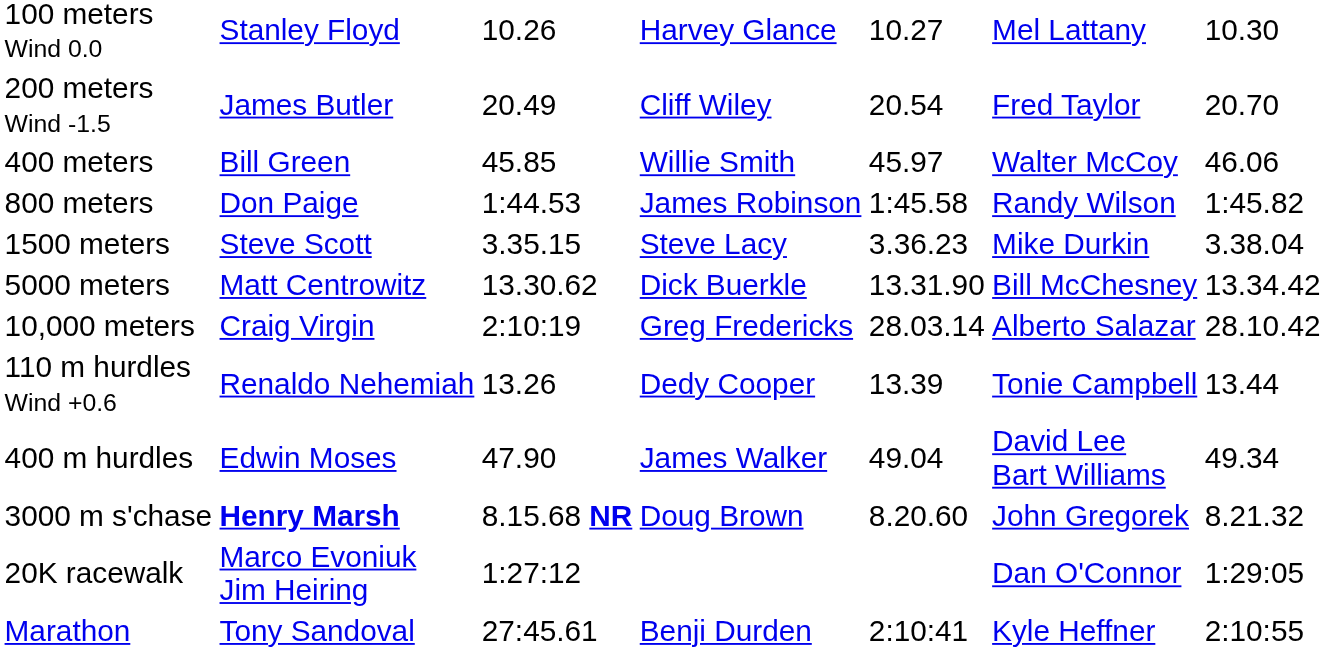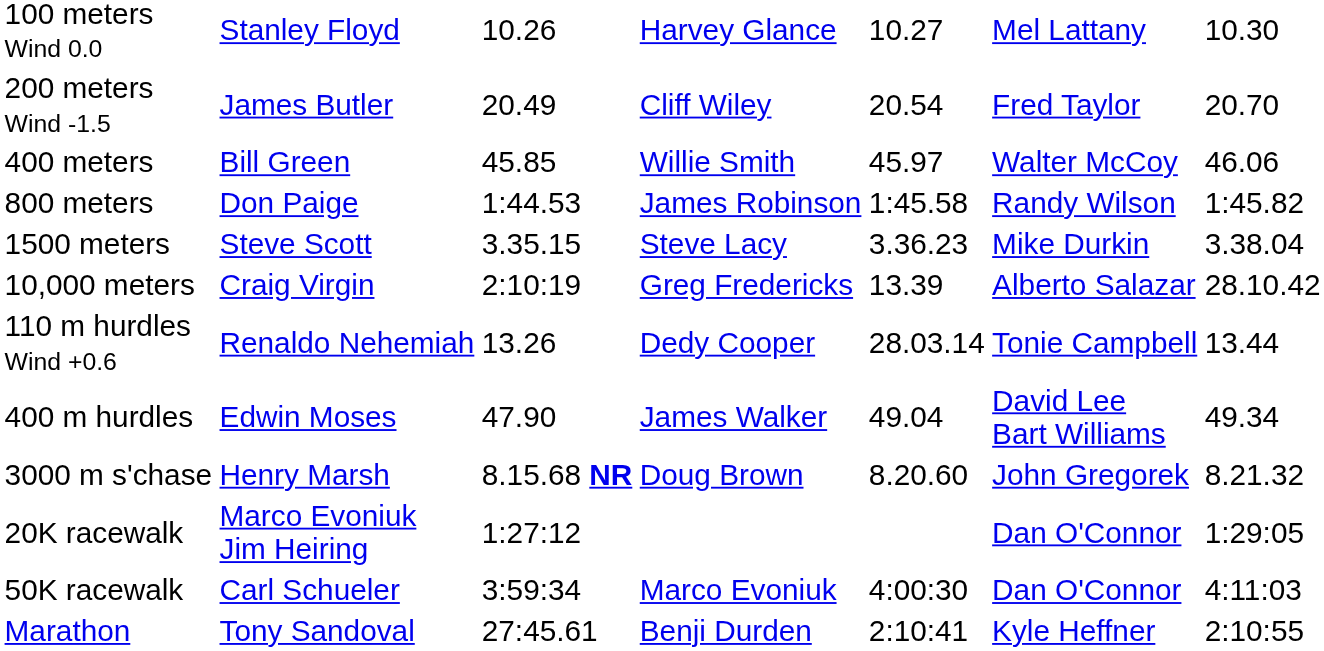- row: (87, 285)
(927, 326) 28.03.14 -> (906, 285) 13.39
(906, 384) 13.39 -> (927, 343) 28.03.14
(310, 516) bold -> (305, 475) normal
+ row: (94, 590)
